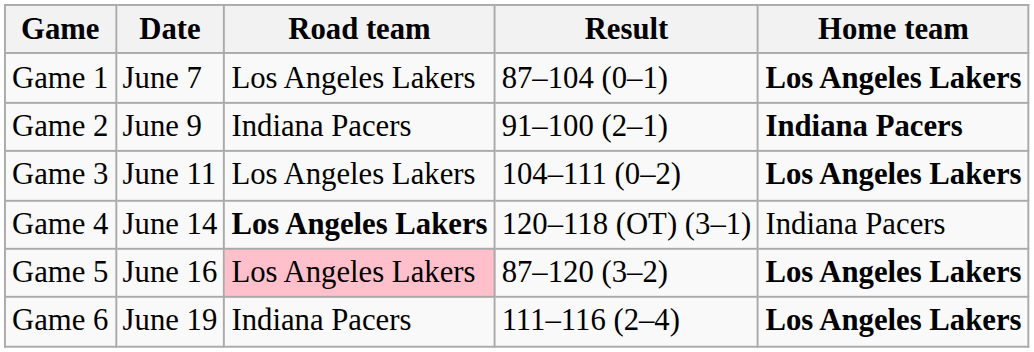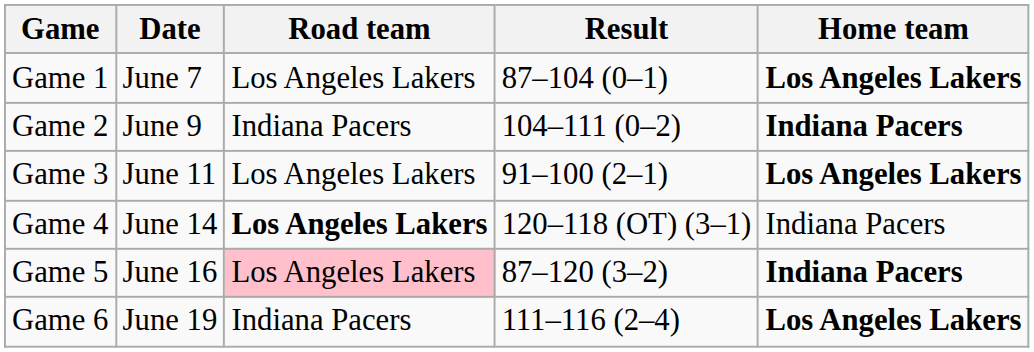(585, 126) 91–100 (2–1) -> (591, 126) 104–111 (0–2)
(591, 175) 104–111 (0–2) -> (585, 175) 91–100 (2–1)
(894, 272) Los Angeles Lakers -> (864, 272) Indiana Pacers
